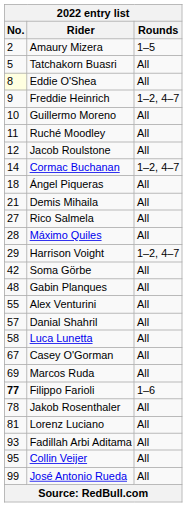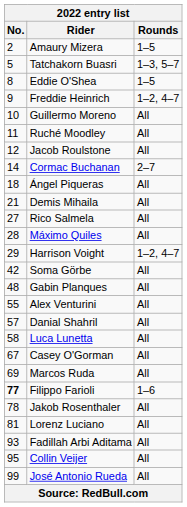(143, 64) All -> (158, 64) 1–3, 5–7
(10, 81) lightyellow background -> (10, 81) no background
(143, 81) All -> (146, 81) 1–5
(158, 167) 1–2, 4–7 -> (146, 167) 2–7
